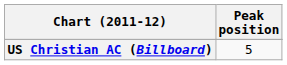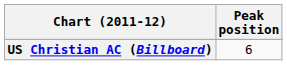(249, 50) 5 -> (249, 50) 6
